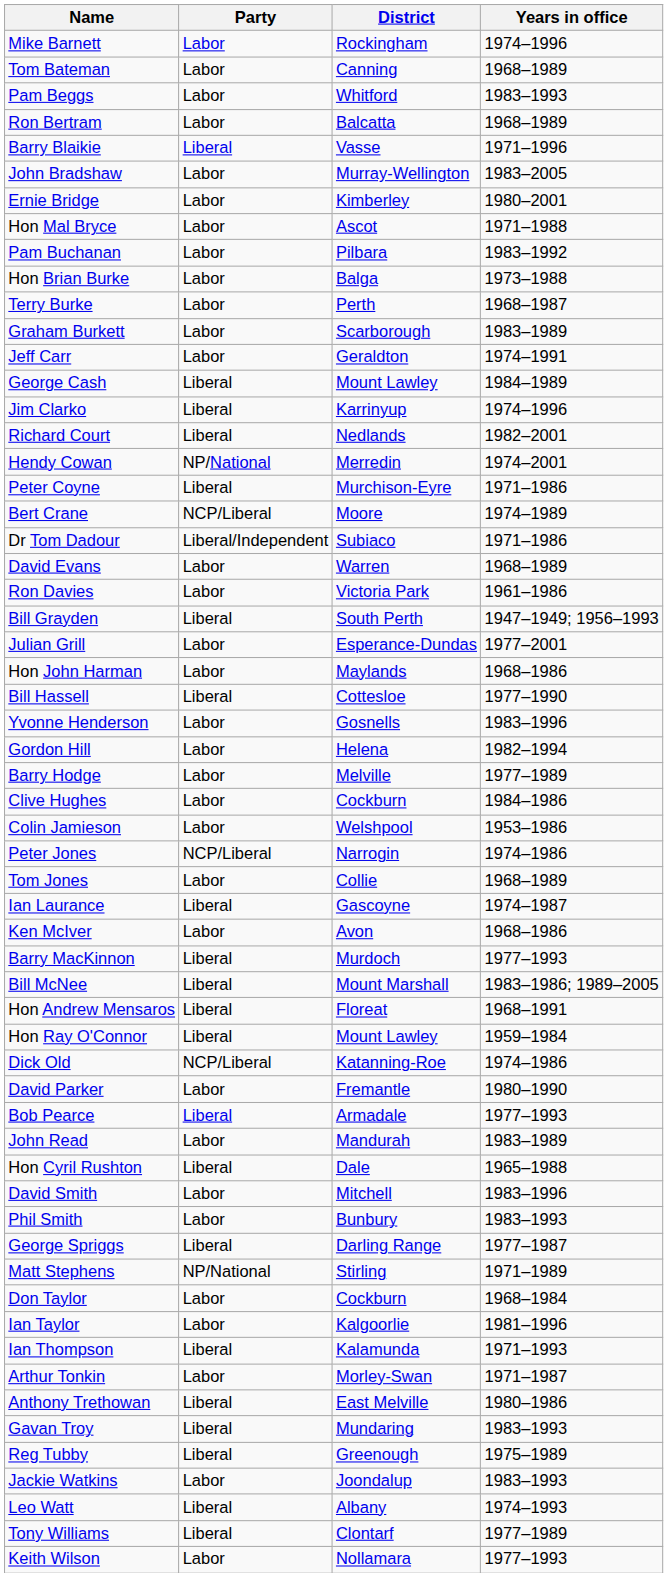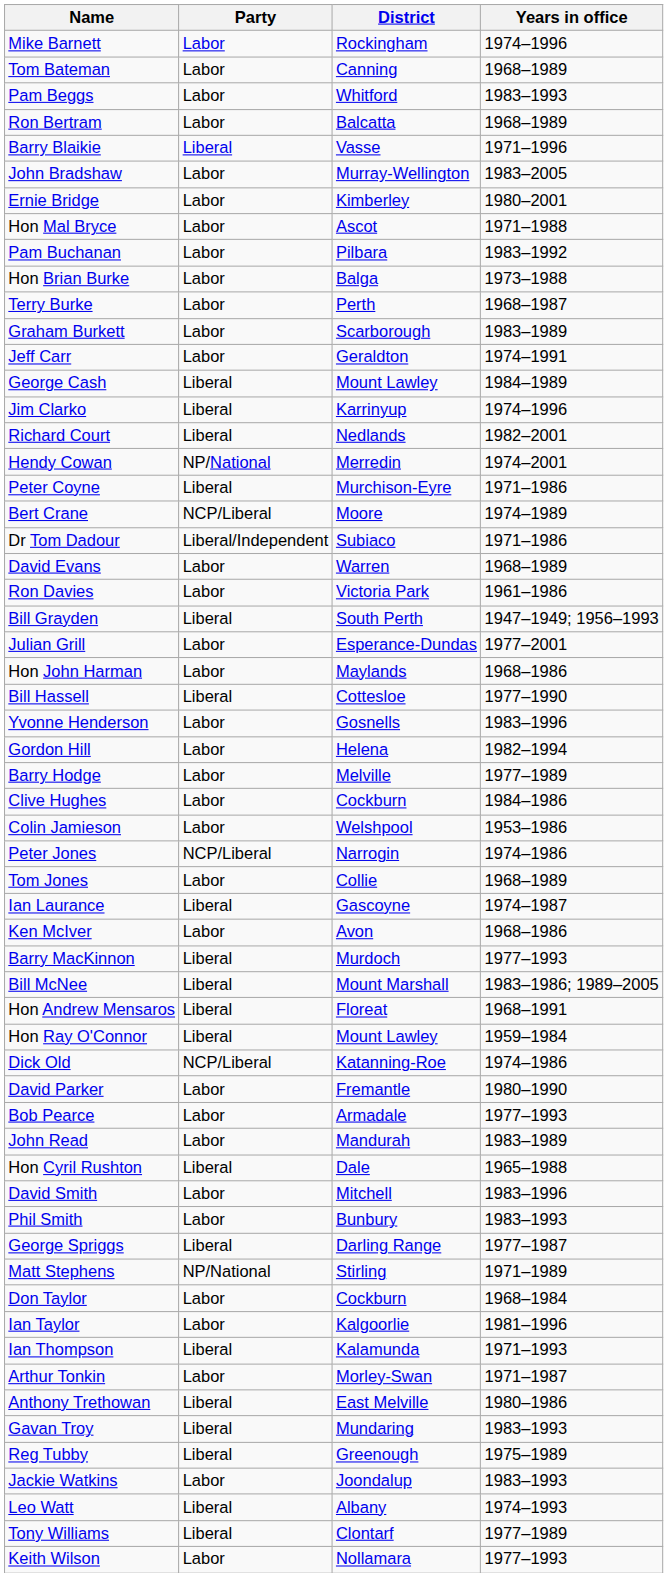(207, 1115) Liberal -> (204, 1115) Labor
